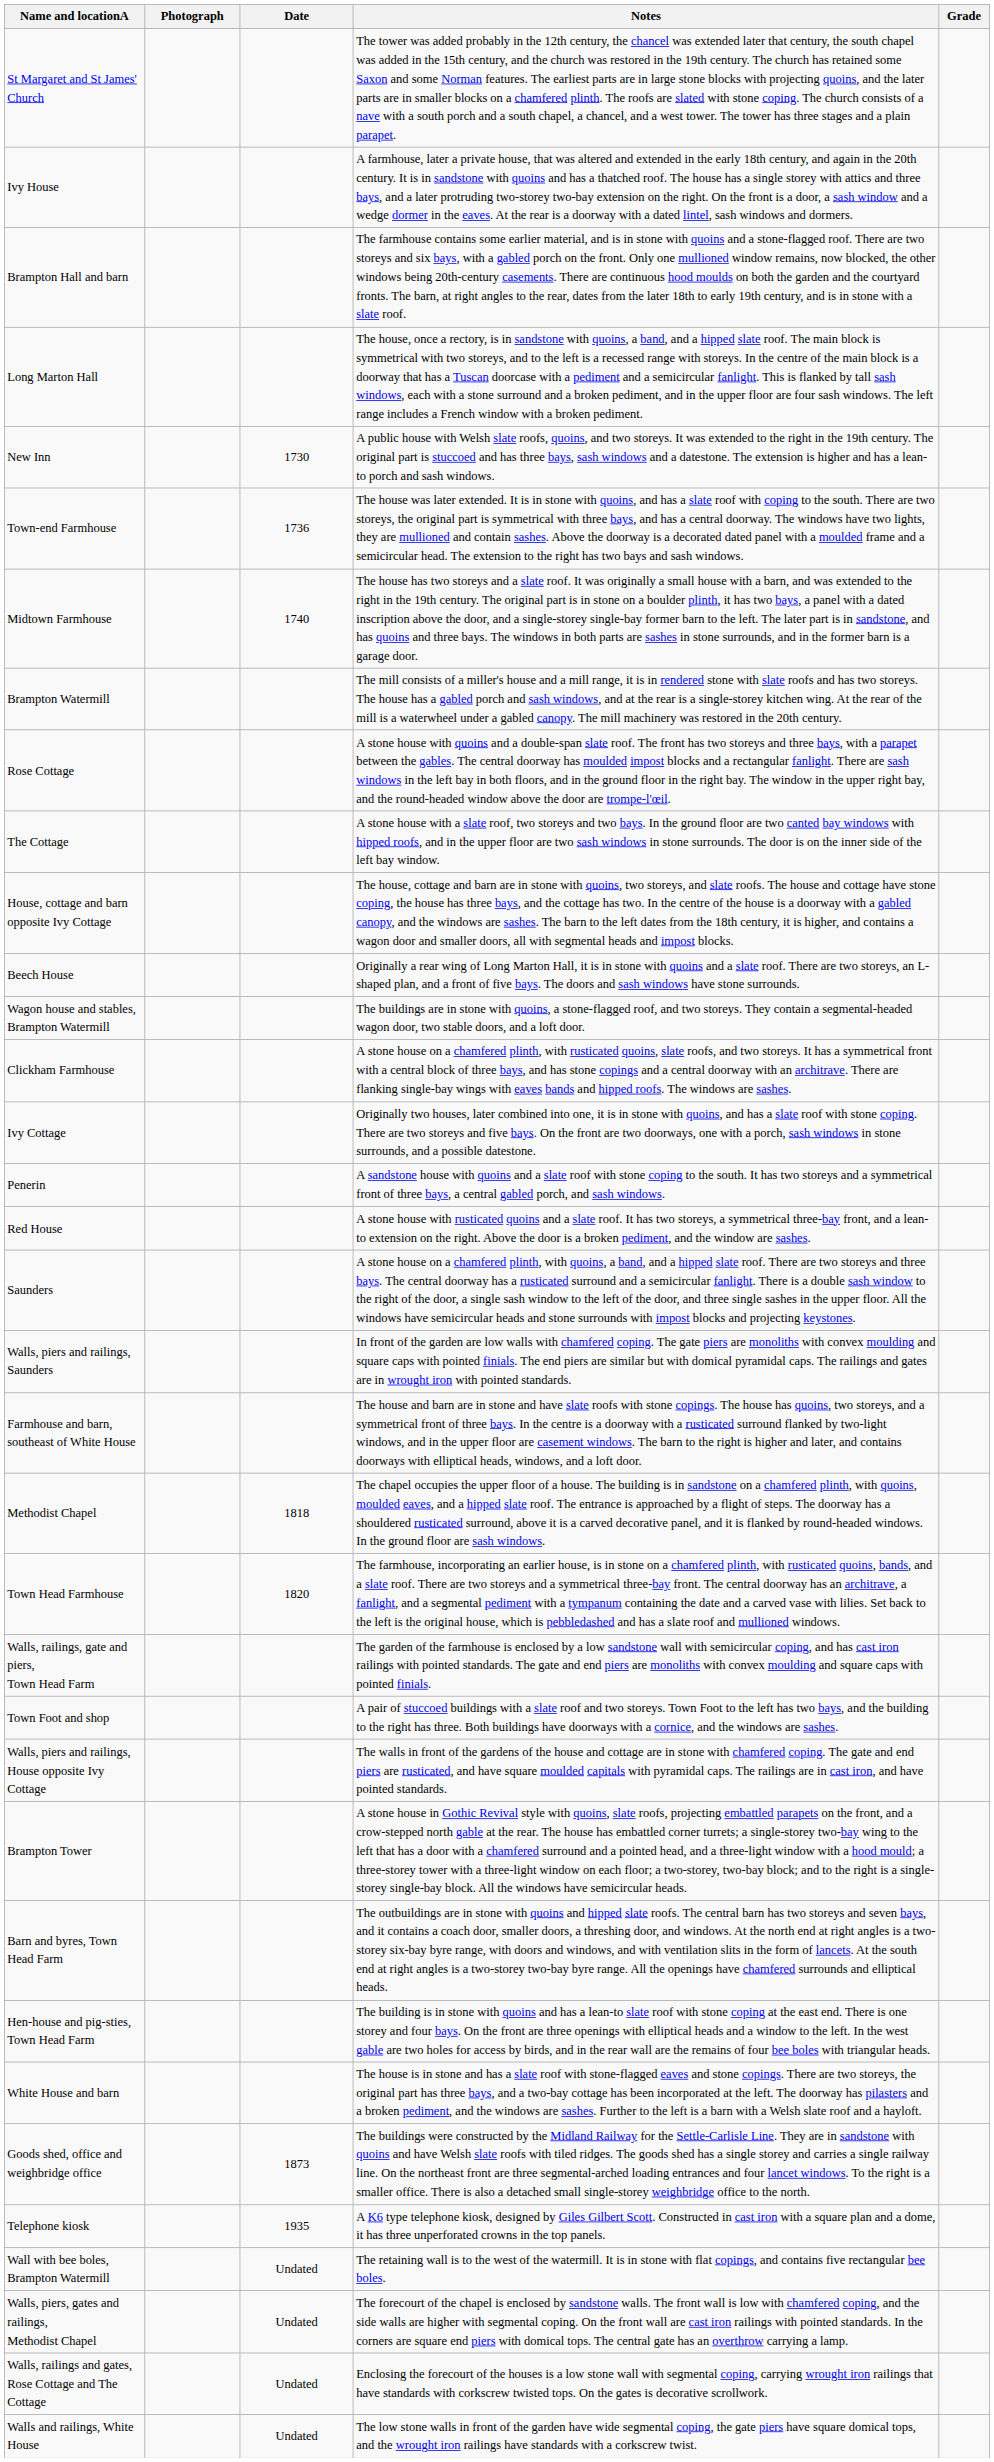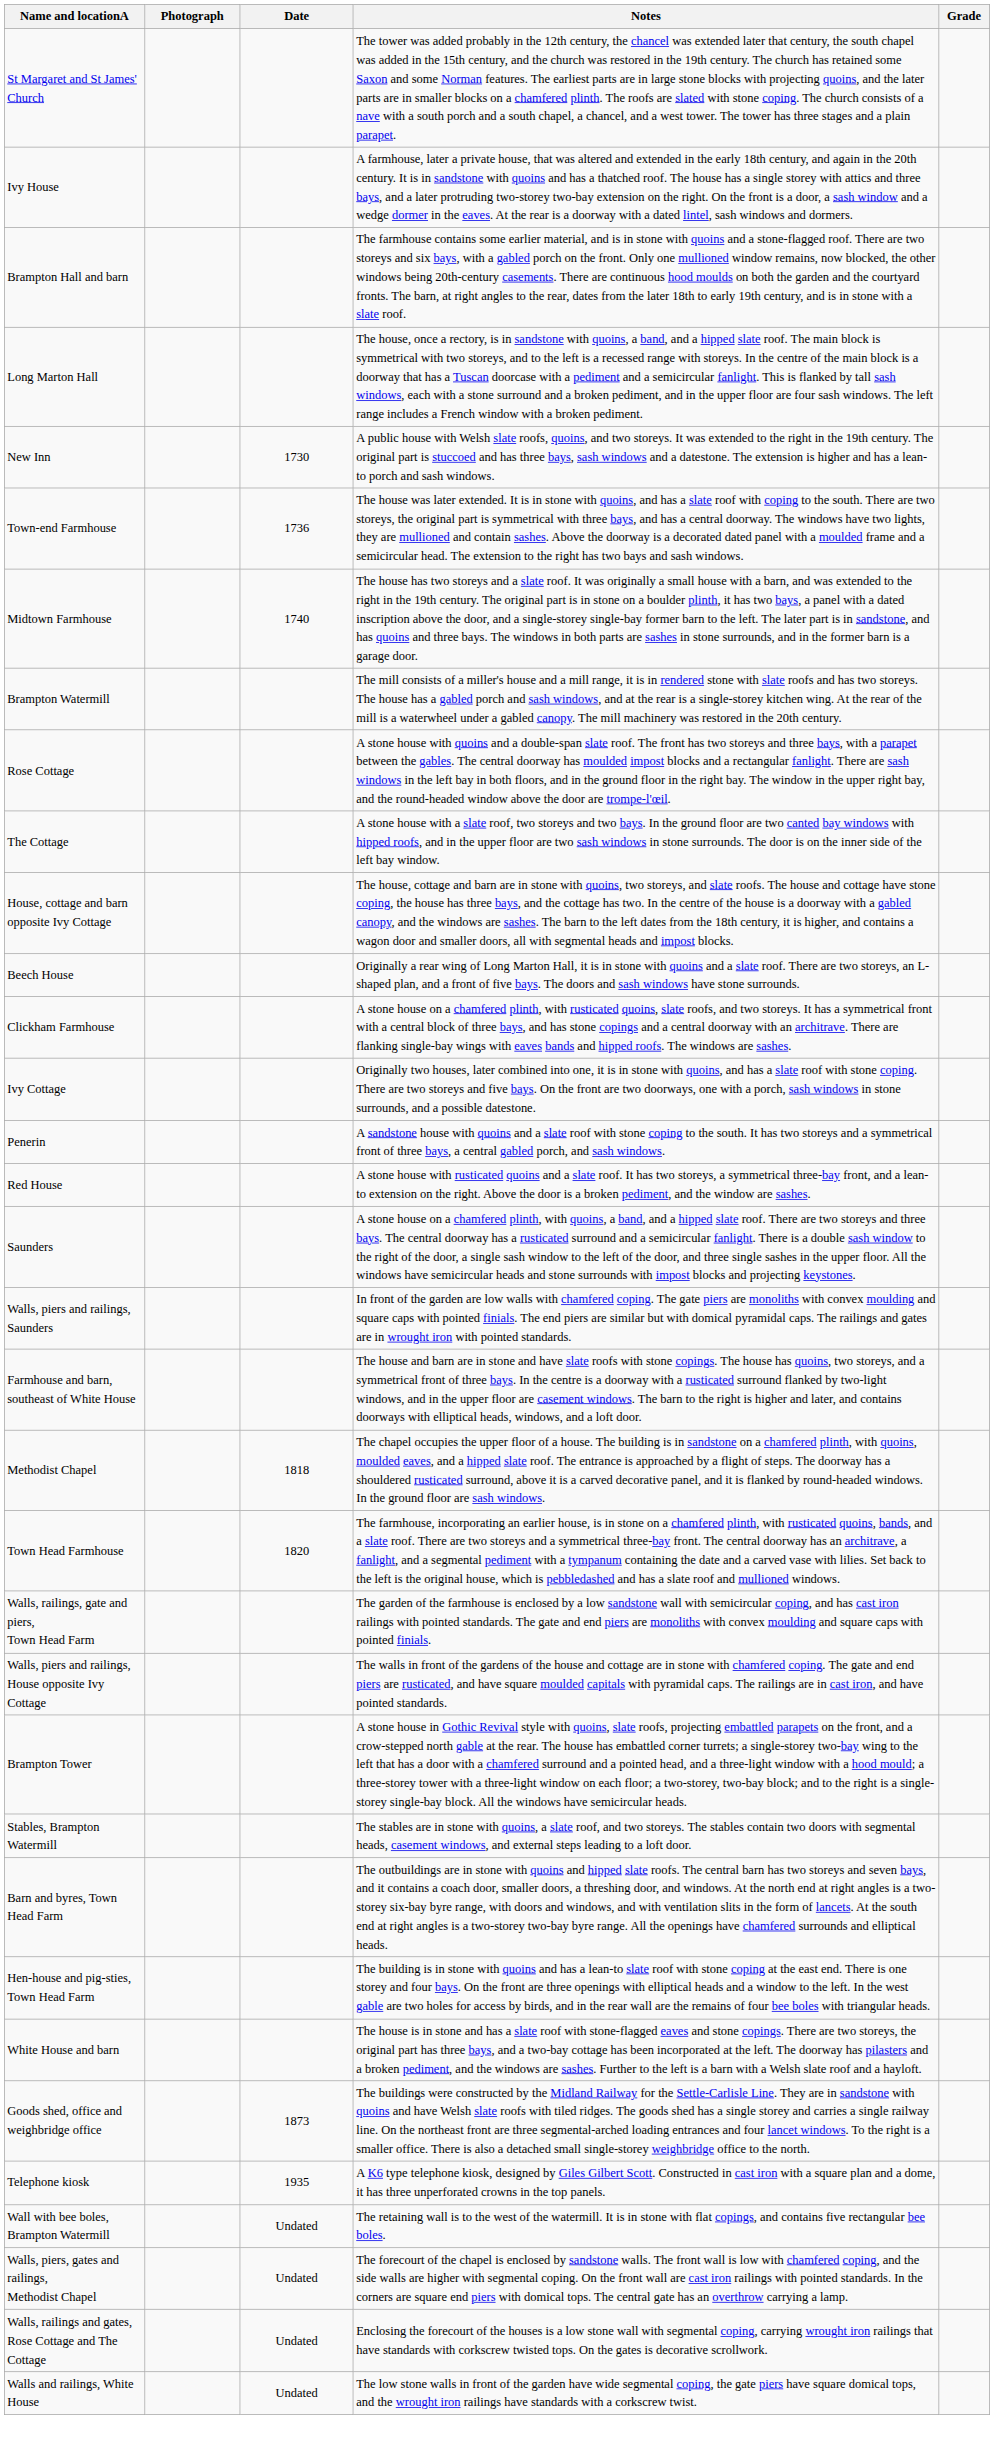- row: (72, 1018)
- row: (58, 1717)
+ row: (53, 1835)
